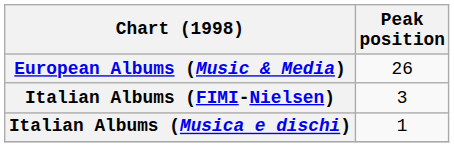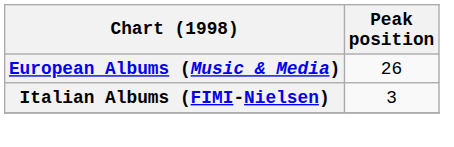- row: (180, 127)
